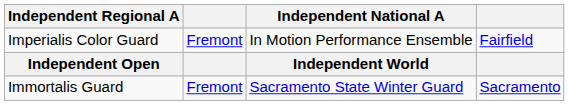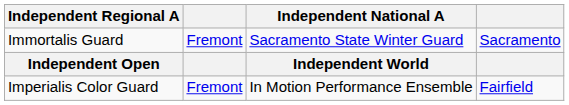rows swapped: (66, 87) <-> (83, 40)
